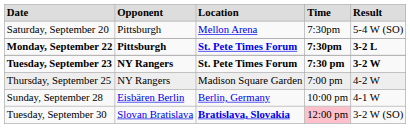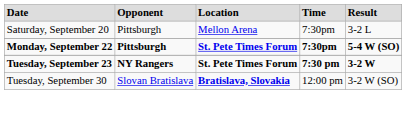(378, 30) 5-4 W (SO) -> (360, 30) 3-2 L
(365, 47) 3-2 L -> (374, 47) 5-4 W (SO)
- row: (59, 81)
- row: (55, 98)
(328, 115) pink background -> (323, 81) no background
